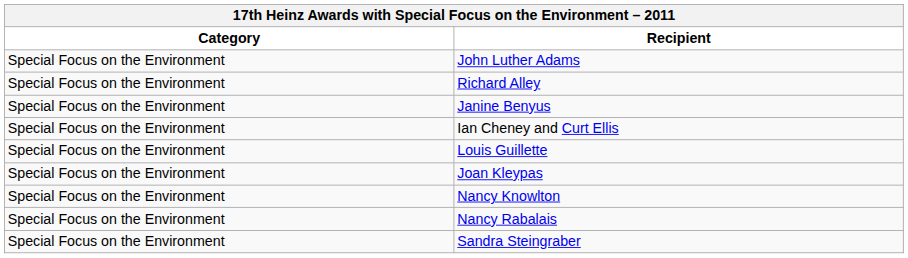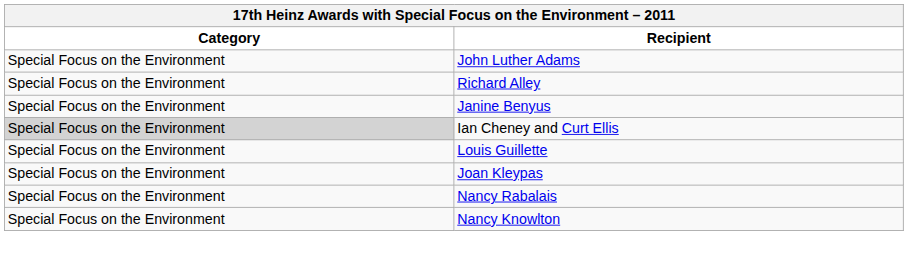(116, 128) no background -> (116, 128) lightgrey background
rows swapped: (509, 196) <-> (507, 219)
- row: (519, 241)
